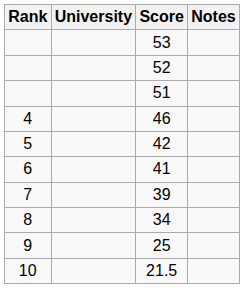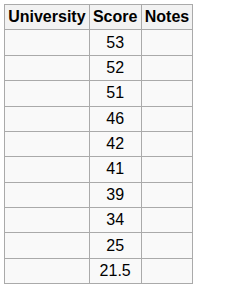- column: (28, 17)
